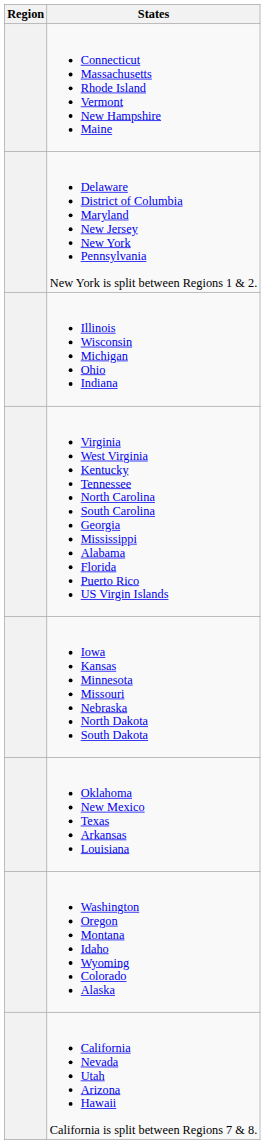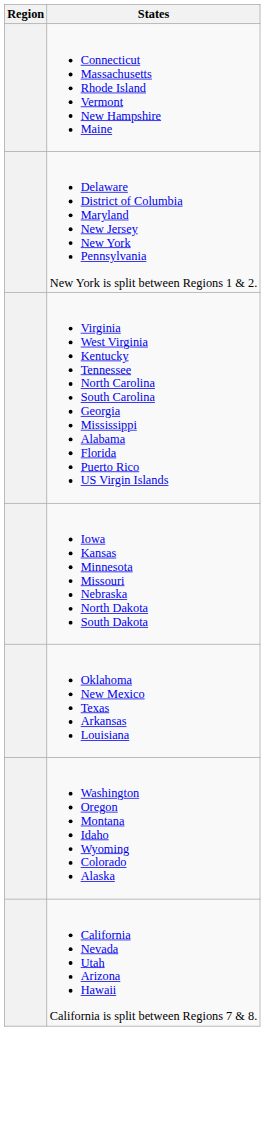- row: (154, 356)
